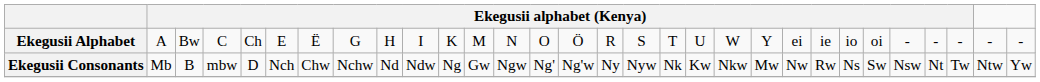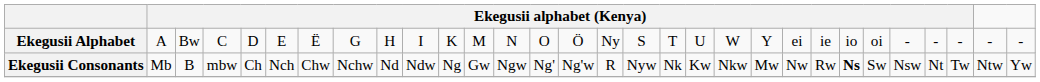(253, 40) Ch -> (253, 40) D
(611, 40) R -> (611, 40) Ny
(253, 64) D -> (253, 64) Ch
(611, 64) Ny -> (611, 64) R
(852, 64) normal -> (852, 64) bold
